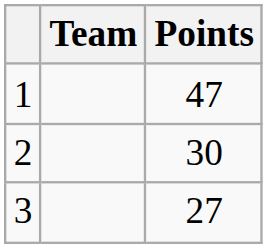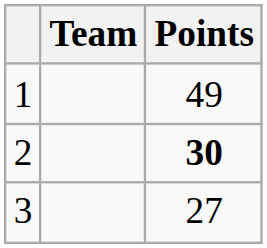(204, 93) 47 -> (204, 93) 49
(204, 152) normal -> (204, 152) bold
